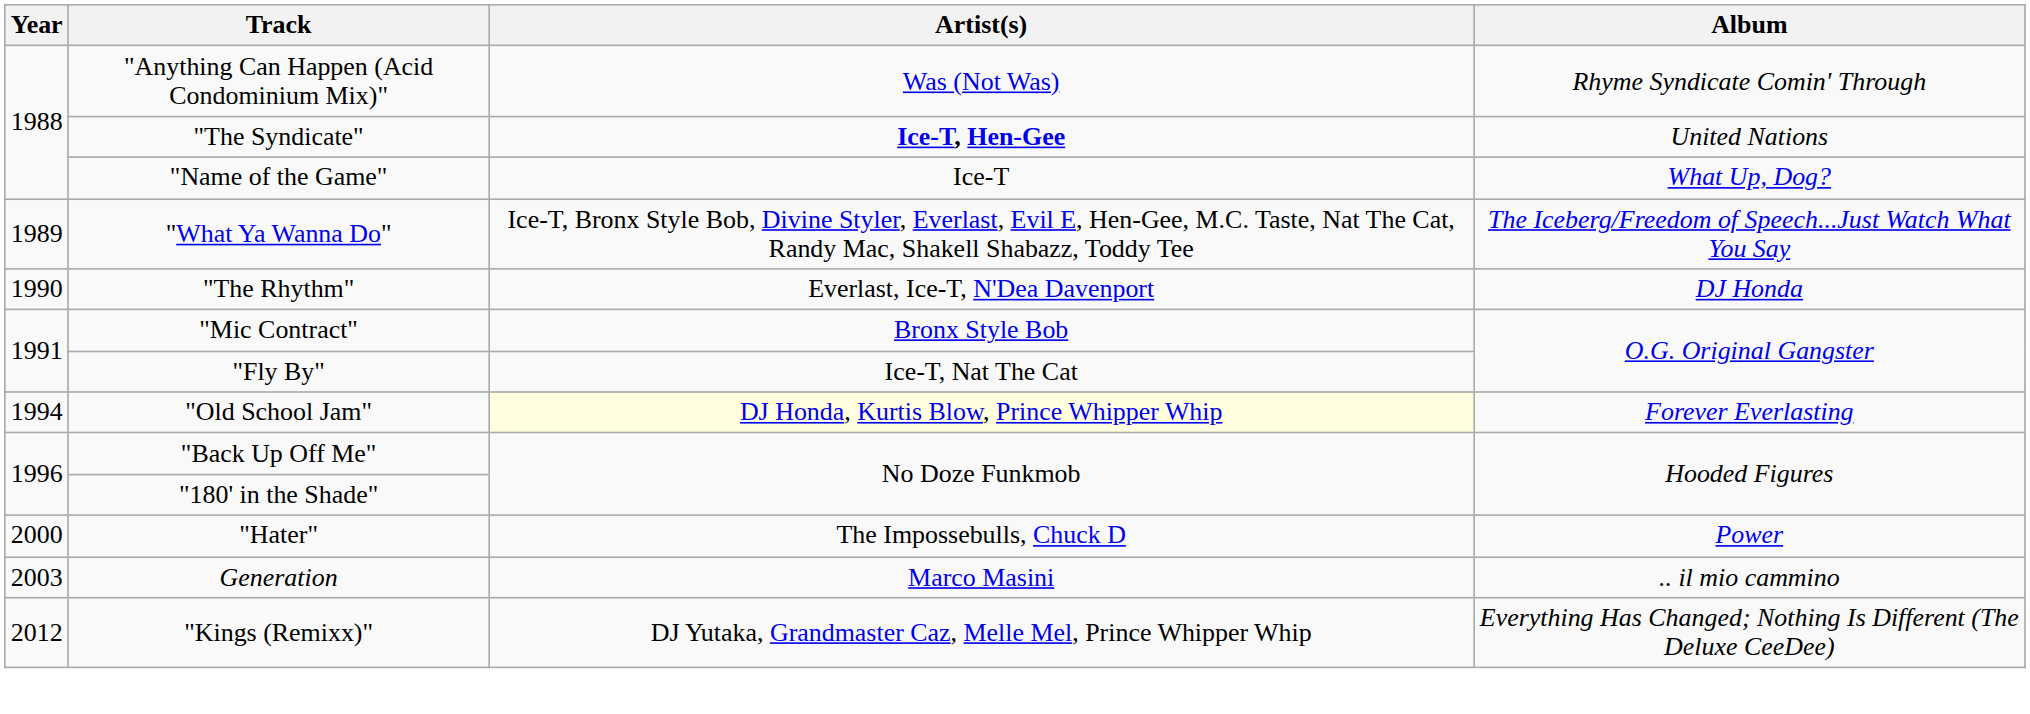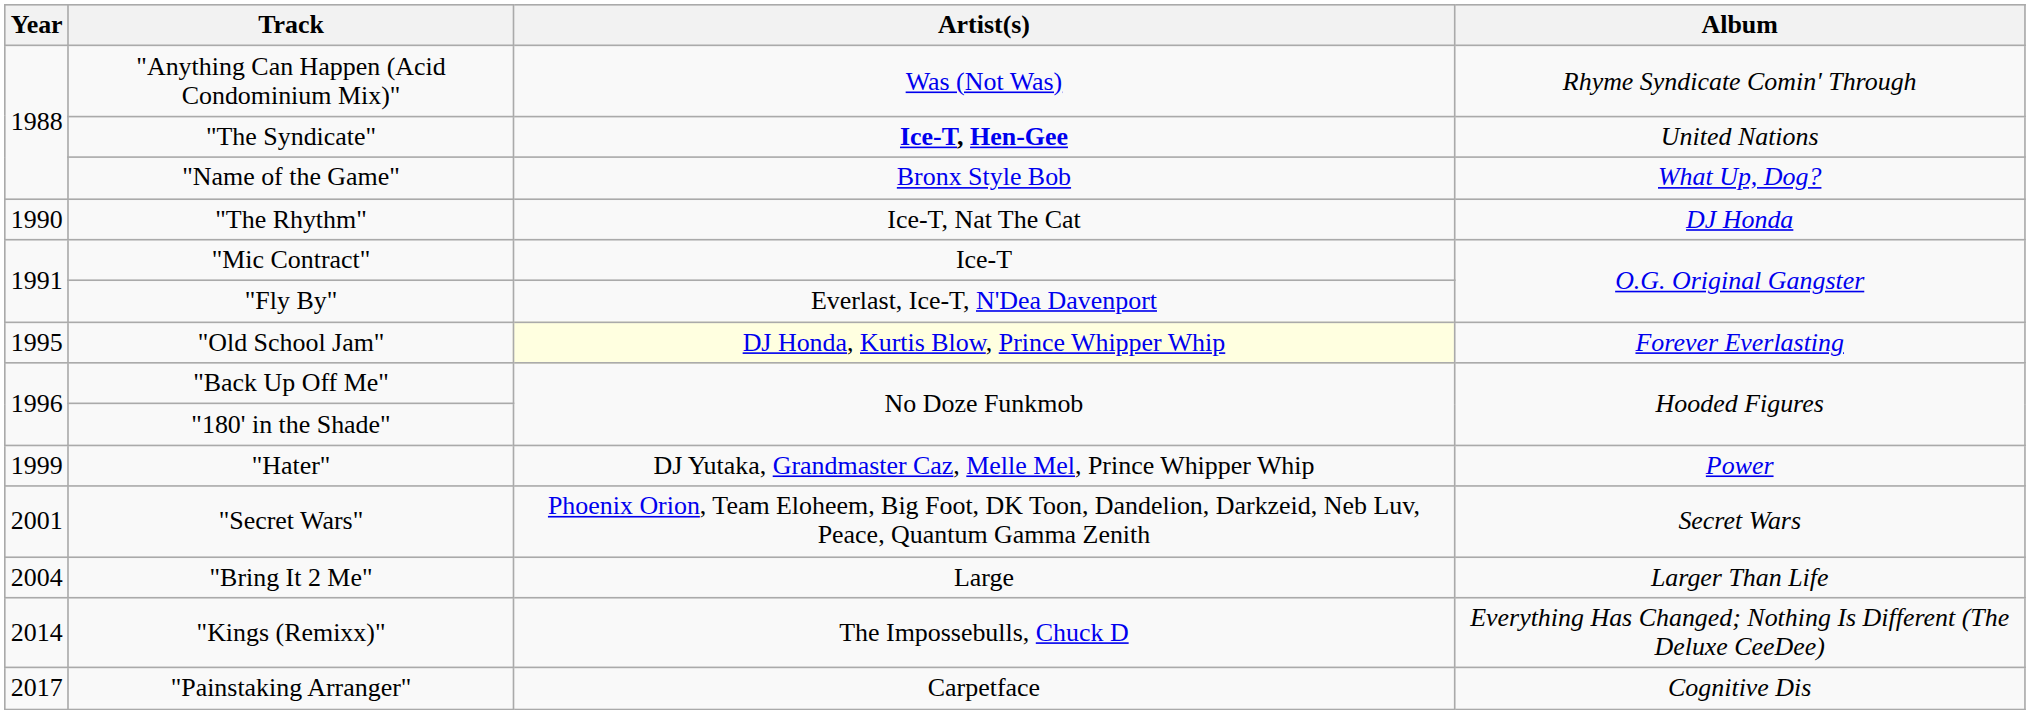(981, 177) Ice-T -> (984, 177) Bronx Style Bob
- row: (279, 233)
(981, 288) Everlast, Ice-T, N'Dea Davenport -> (984, 218) Ice-T, Nat The Cat
(981, 330) Bronx Style Bob -> (984, 259) Ice-T
(981, 371) Ice-T, Nat The Cat -> (984, 300) Everlast, Ice-T, N'Dea Davenport
(37, 412) 1994 -> (37, 341) 1995
(37, 535) 2000 -> (37, 465) 1999
(981, 535) The Impossebulls, Chuck D -> (984, 465) DJ Yutaka, Grandmaster Caz, Melle Mel, Prince Whipper Whip
+ row: (291, 520)
- row: (279, 576)
+ row: (291, 576)
(37, 632) 2012 -> (37, 632) 2014
(981, 632) DJ Yutaka, Grandmaster Caz, Melle Mel, Prince Whipper Whip -> (984, 632) The Impossebulls, Chuck D
+ row: (291, 688)
